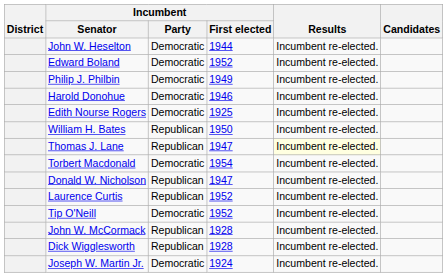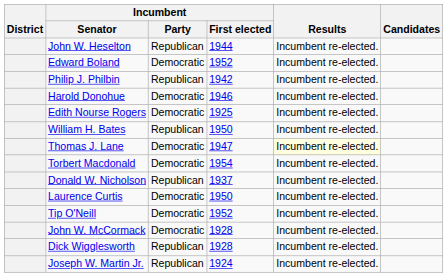(178, 46) Democratic -> (177, 46) Republican
(178, 79) Democratic -> (177, 79) Republican
(221, 79) 1949 -> (221, 79) 1942
(177, 146) Republican -> (178, 146) Democratic
(221, 180) 1947 -> (221, 180) 1937
(177, 197) Republican -> (178, 197) Democratic
(221, 197) 1952 -> (221, 197) 1950
(177, 230) Republican -> (178, 230) Democratic
(178, 264) Democratic -> (177, 264) Republican
